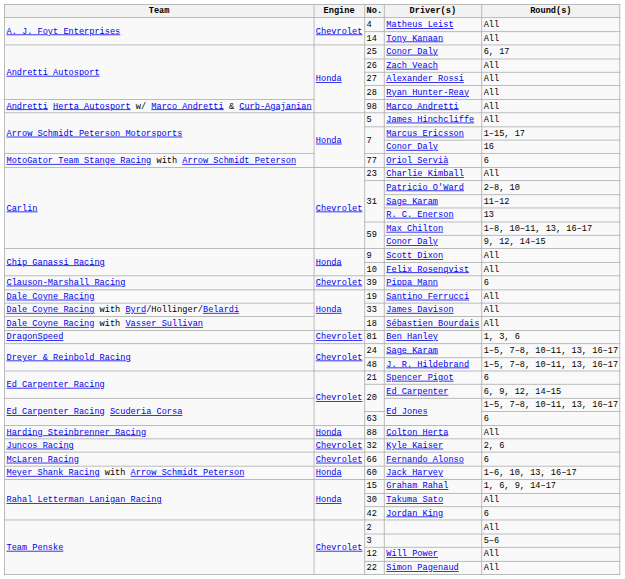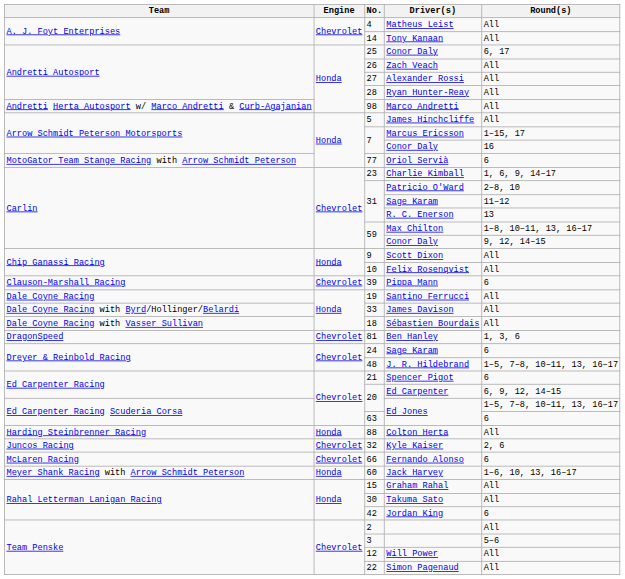(491, 174) All -> (520, 174) 1, 6, 9, 14–17
(551, 351) 1–5, 7–8, 10–11, 13, 16–17 -> (486, 351) 6
(520, 486) 1, 6, 9, 14–17 -> (491, 486) All
